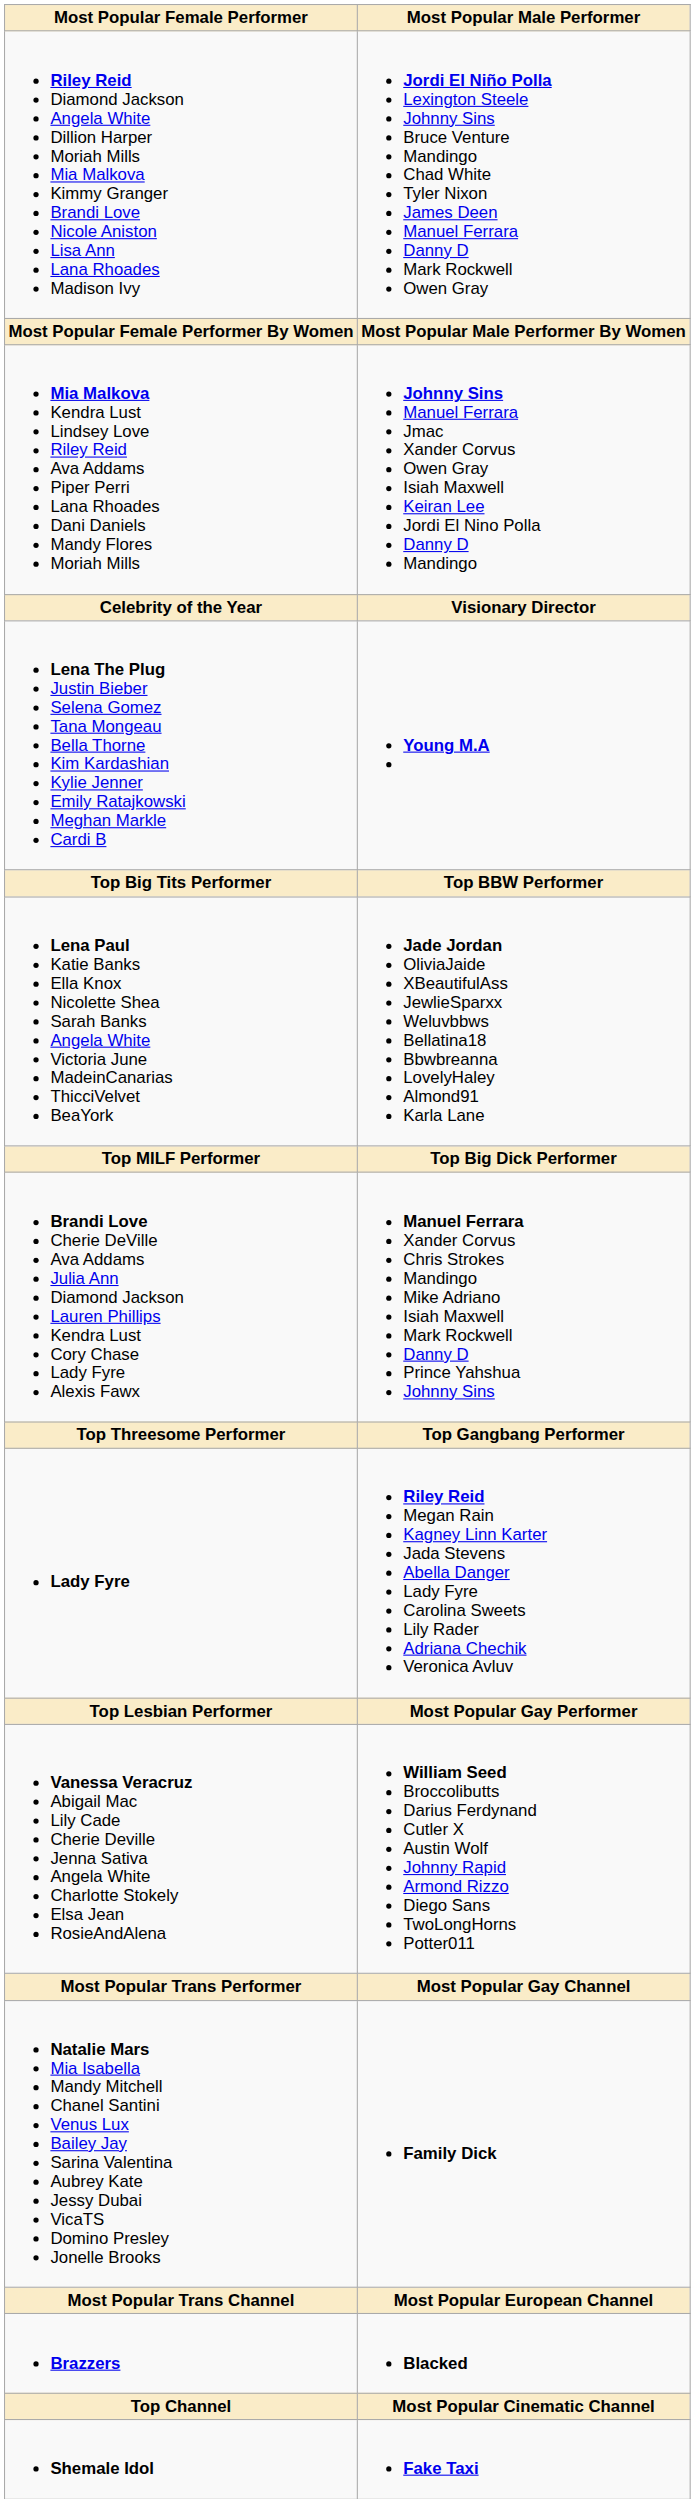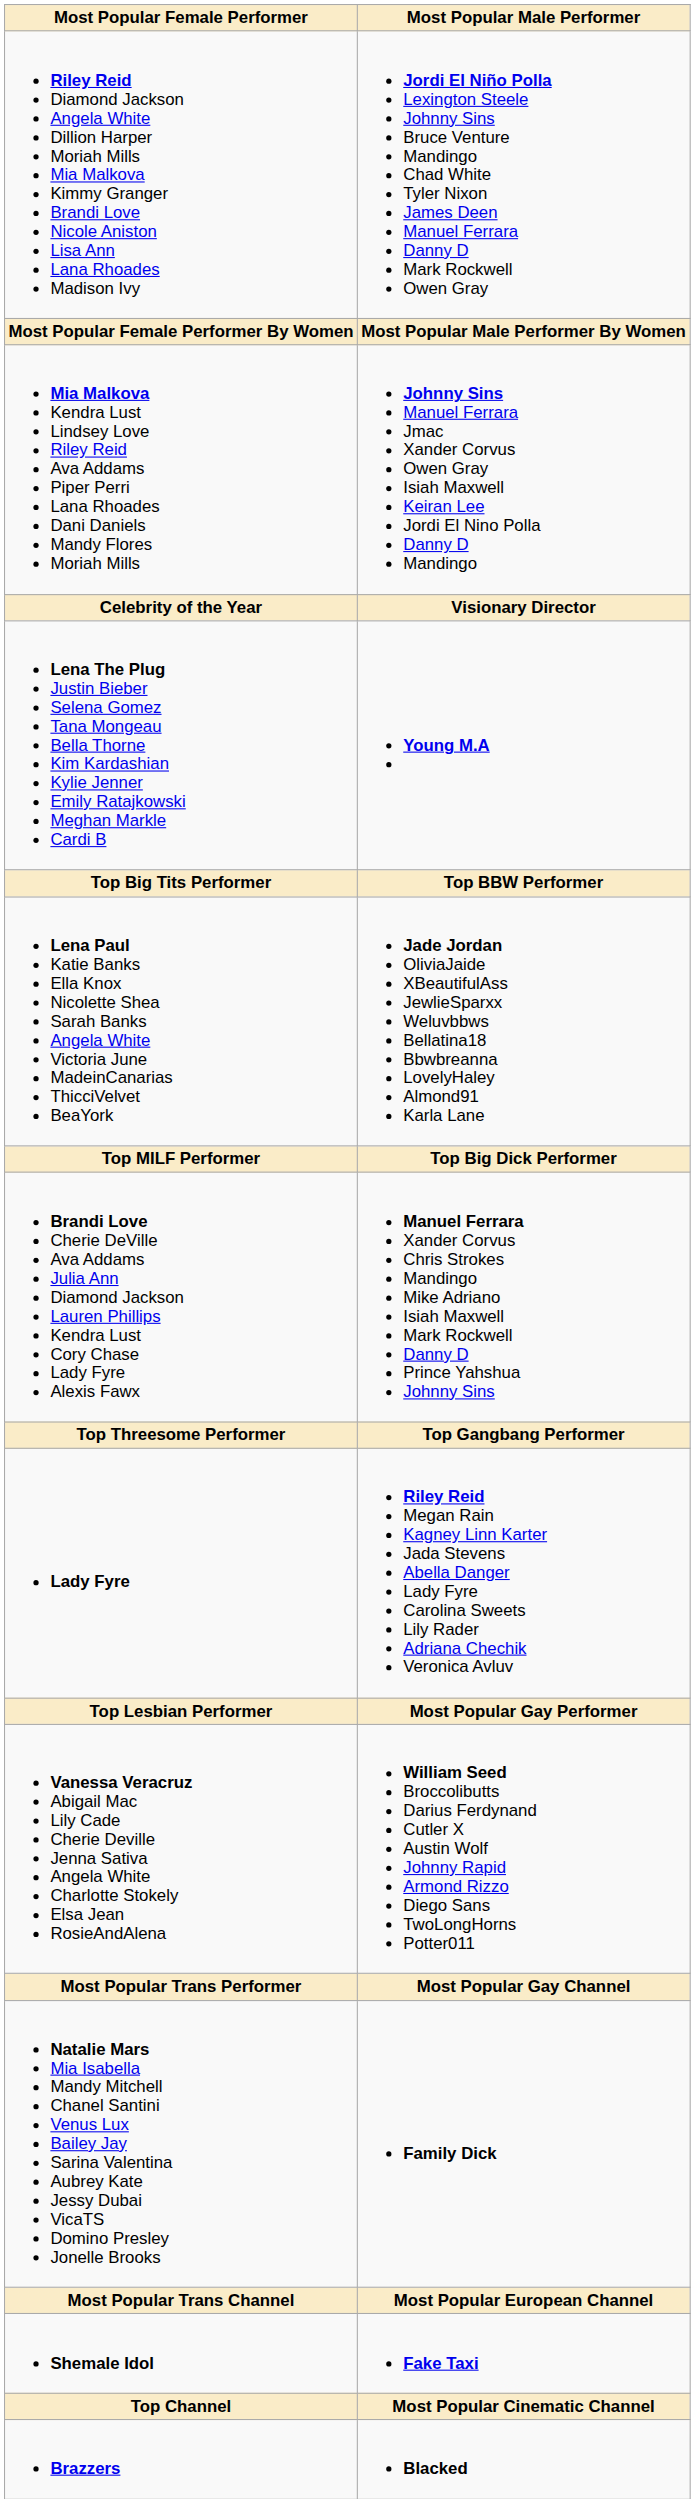rows swapped: (181, 2469) <-> (181, 2363)
